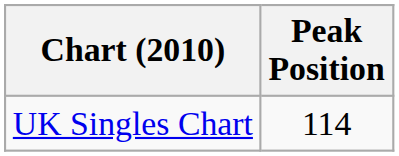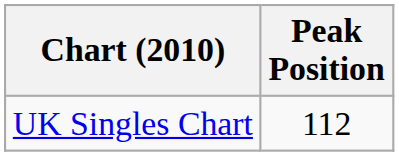(327, 122) 114 -> (327, 122) 112
